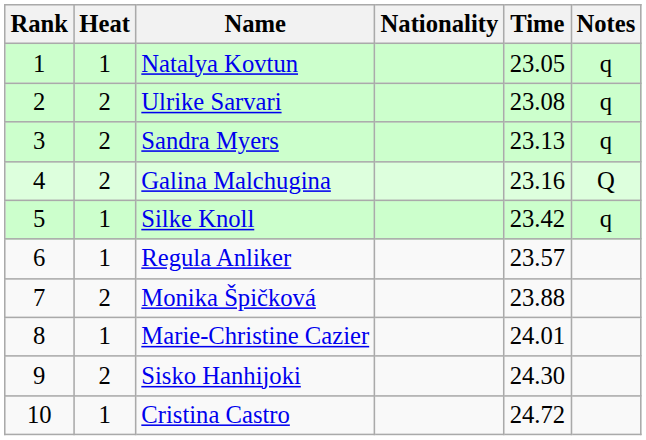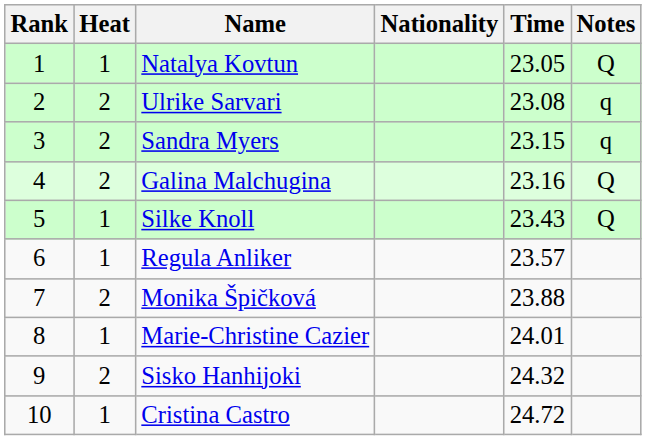(606, 63) q -> (606, 63) Q
(537, 141) 23.13 -> (537, 141) 23.15
(537, 219) 23.42 -> (537, 219) 23.43
(606, 219) q -> (606, 219) Q
(537, 375) 24.30 -> (537, 375) 24.32
